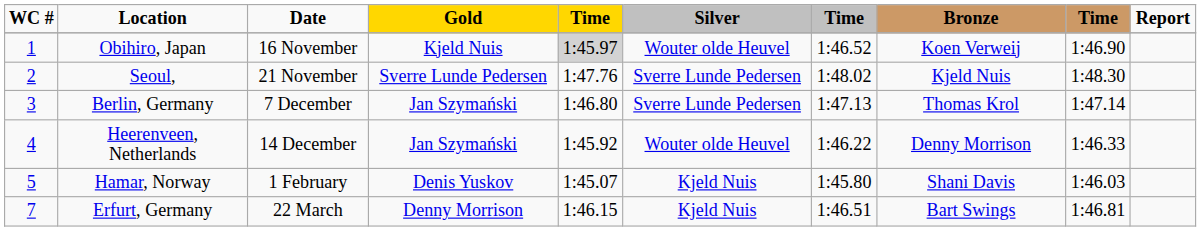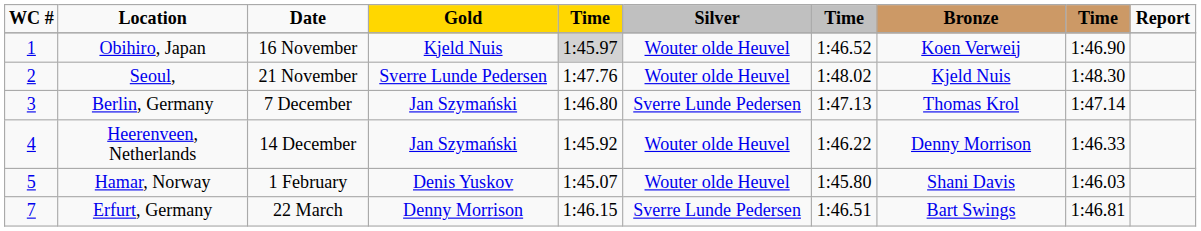(717, 76) Sverre Lunde Pedersen -> (717, 76) Wouter olde Heuvel
(717, 182) Kjeld Nuis -> (717, 182) Wouter olde Heuvel
(717, 211) Kjeld Nuis -> (717, 211) Sverre Lunde Pedersen
